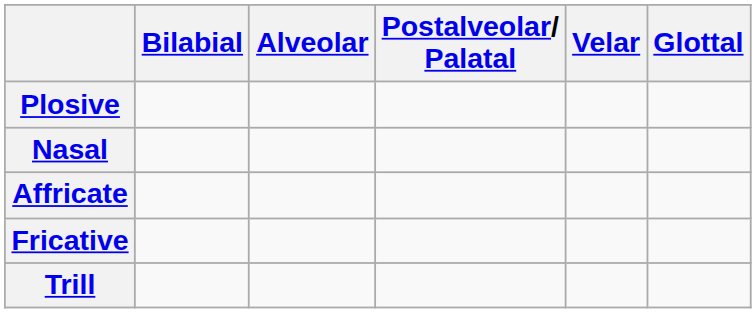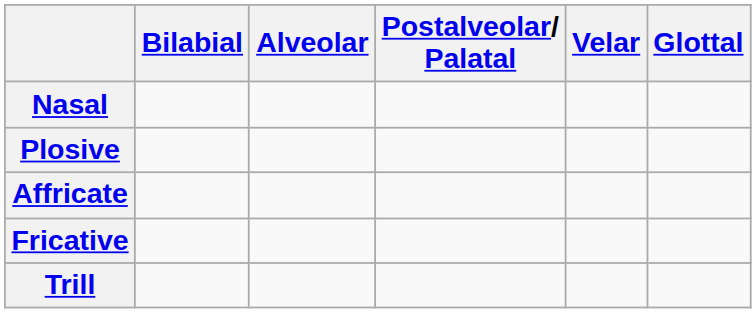rows swapped: (70, 149) <-> (70, 104)
